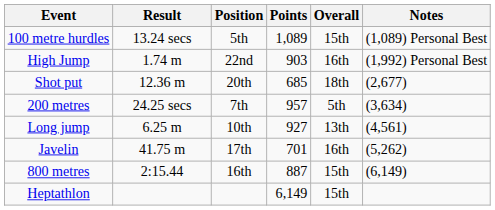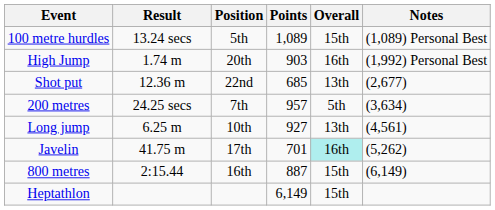(239, 60) 22nd -> (239, 60) 20th
(239, 82) 20th -> (239, 82) 22nd
(336, 82) 18th -> (336, 82) 13th
(336, 149) no background -> (336, 149) paleturquoise background
